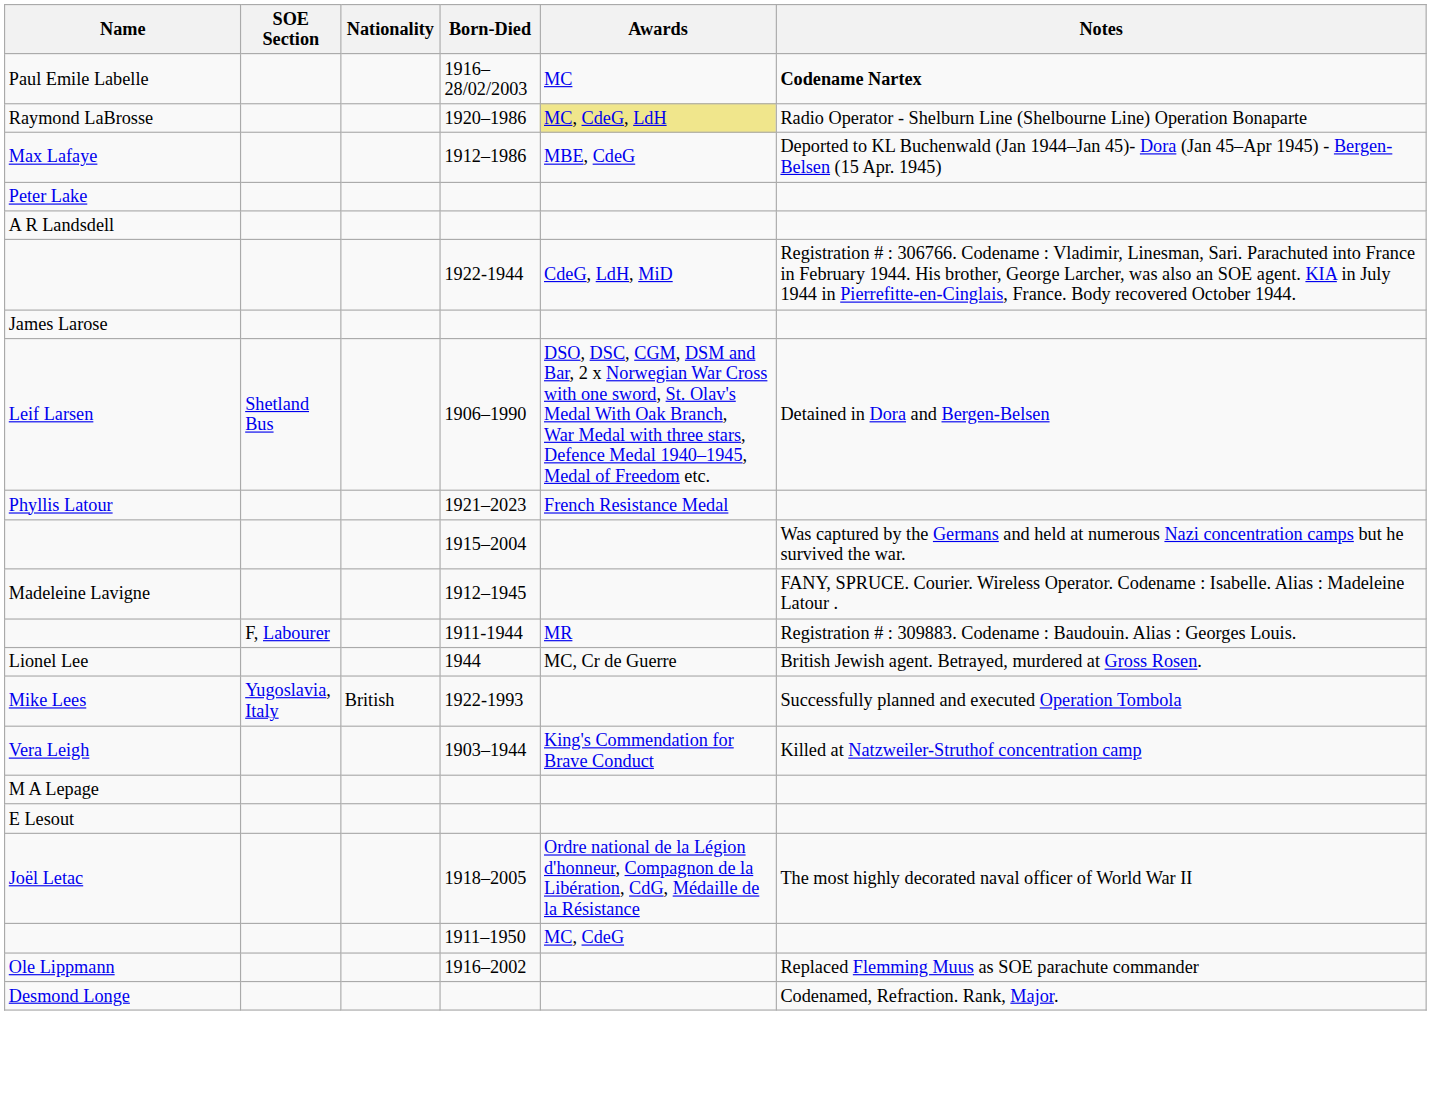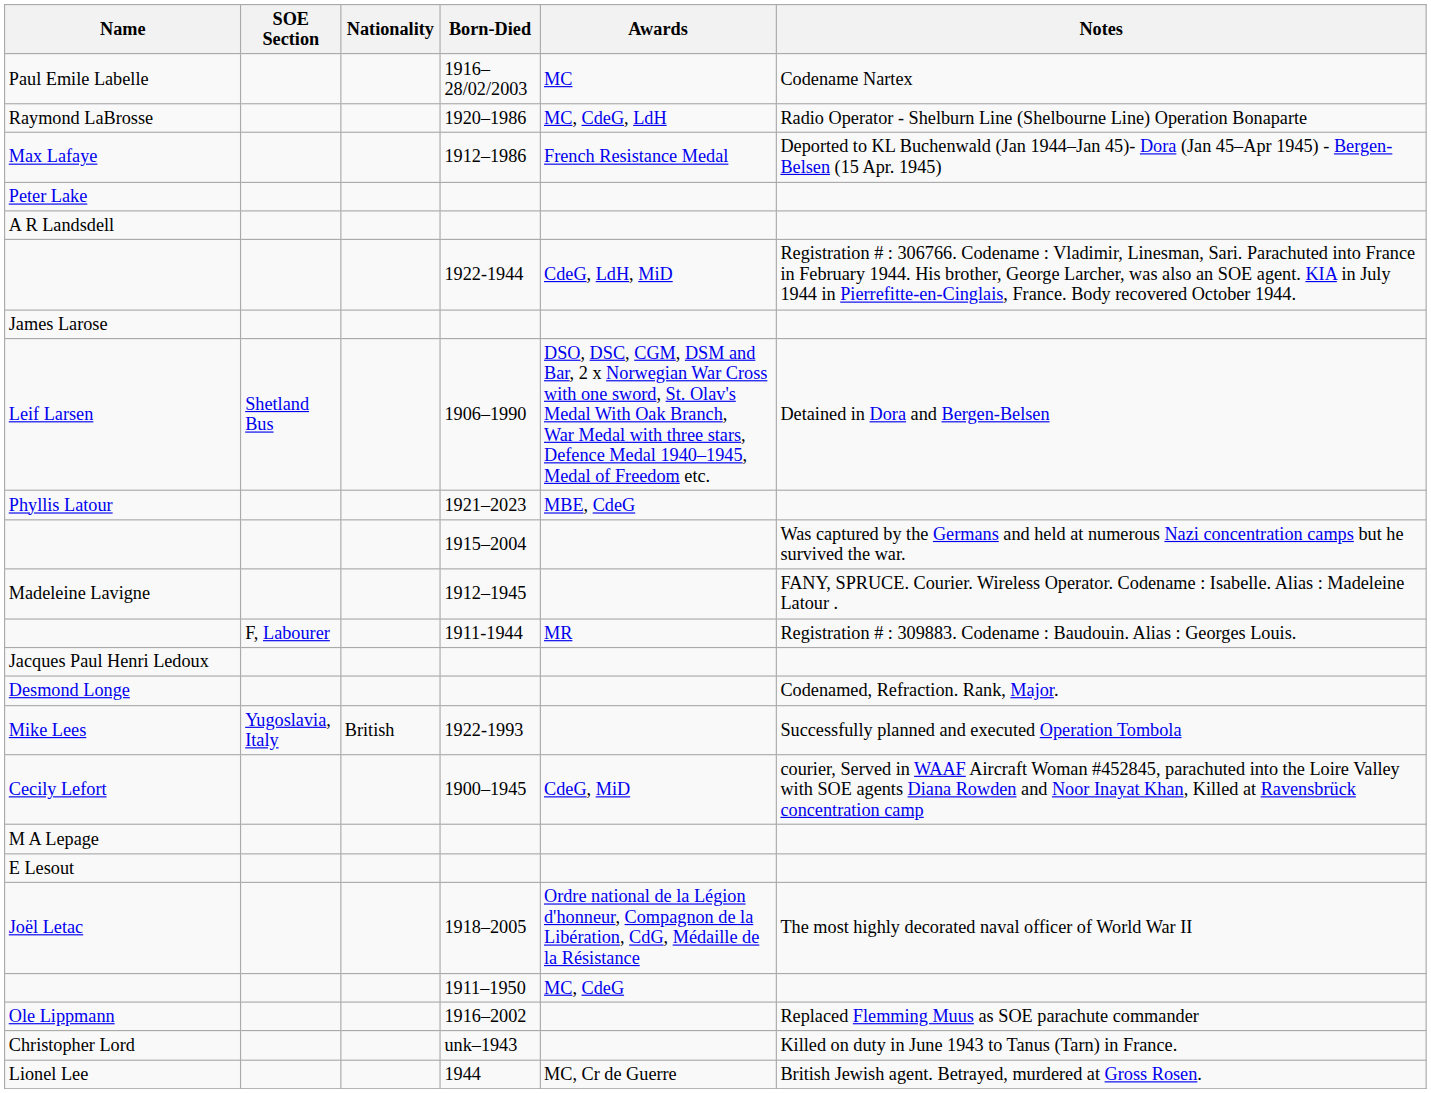(851, 78) bold -> (847, 78) normal
(605, 117) khaki background -> (605, 117) no background
(590, 157) MBE, CdeG -> (636, 157) French Resistance Medal
(636, 505) French Resistance Medal -> (590, 505) MBE, CdeG
+ row: (109, 661)
rows swapped: (49, 661) <-> (69, 995)
+ row: (58, 789)
- row: (49, 750)
+ row: (72, 1045)
